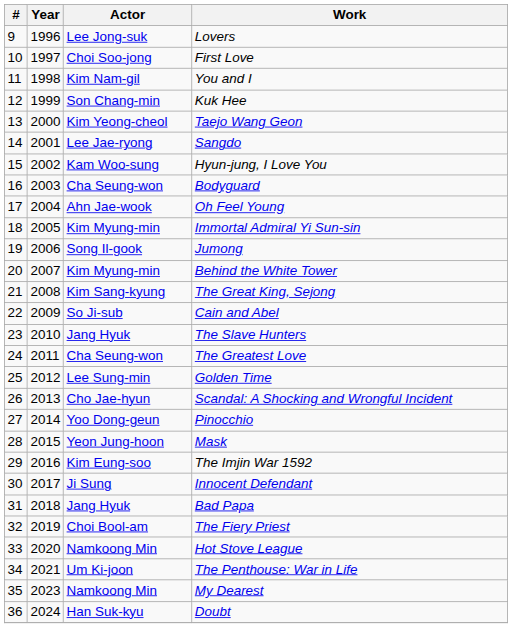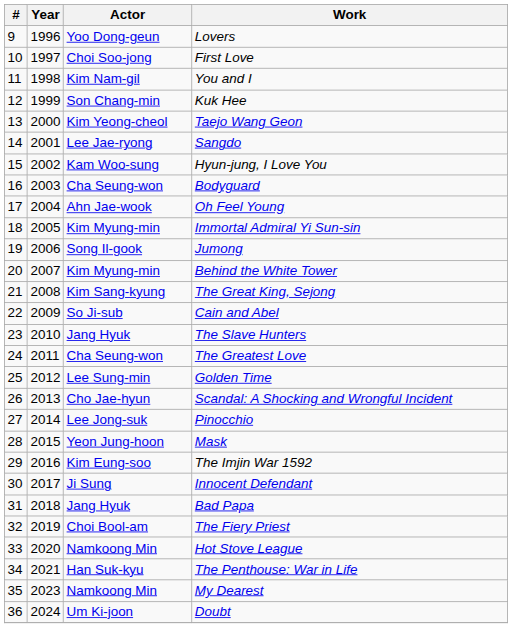(107, 36) Lee Jong-suk -> (113, 36) Yoo Dong-geun
(113, 420) Yoo Dong-geun -> (107, 420) Lee Jong-suk
(100, 569) Um Ki-joon -> (105, 569) Han Suk-kyu
(105, 611) Han Suk-kyu -> (100, 611) Um Ki-joon
